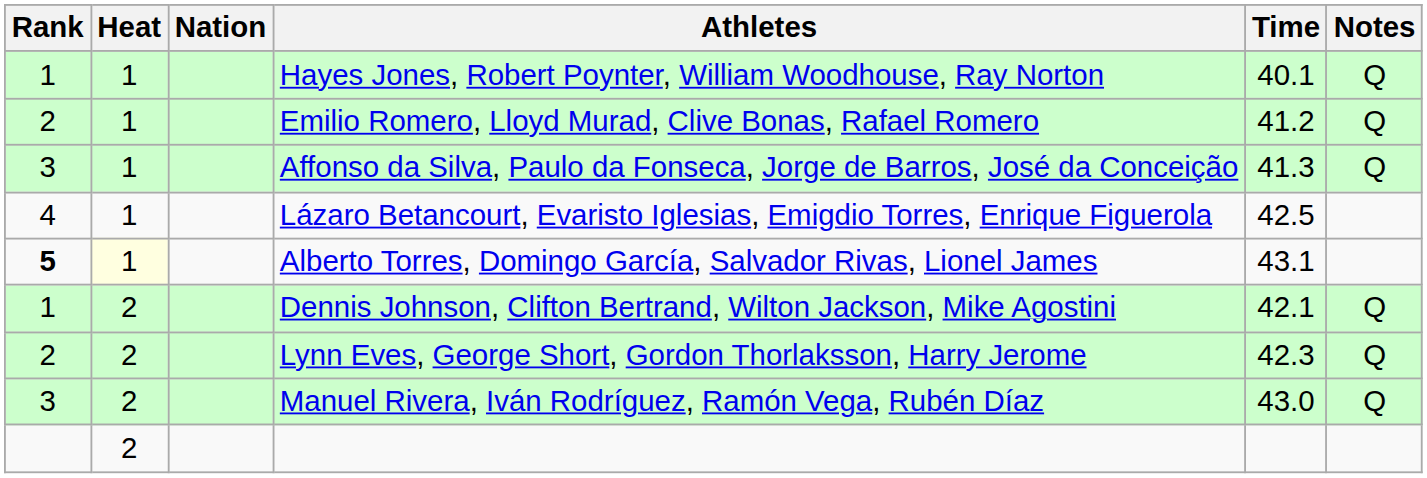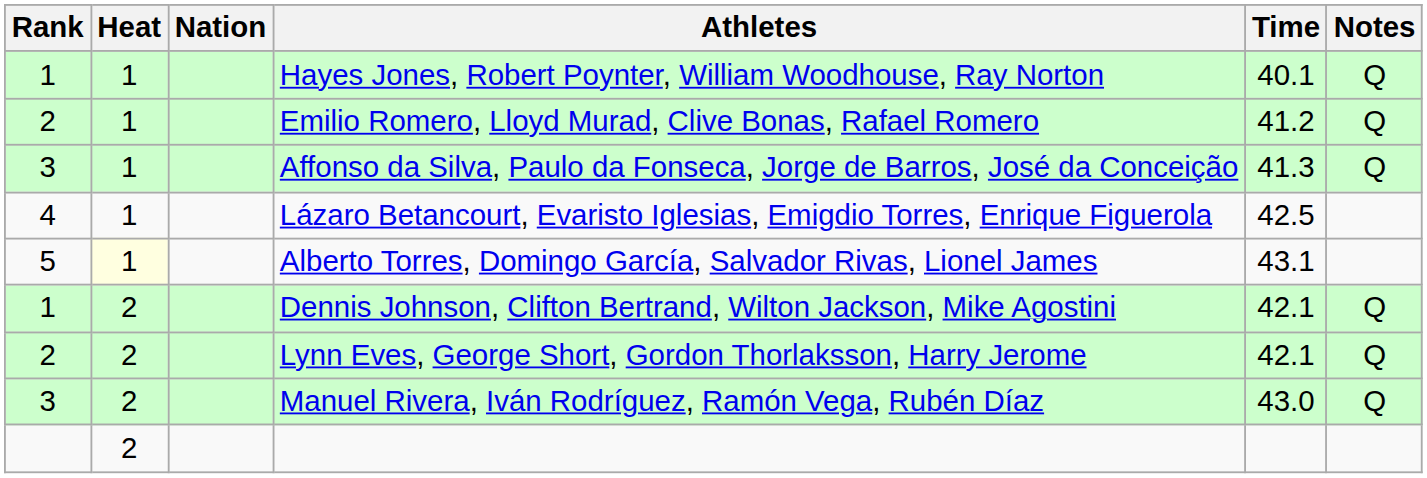(48, 261) bold -> (48, 261) normal
(1286, 354) 42.3 -> (1286, 354) 42.1
